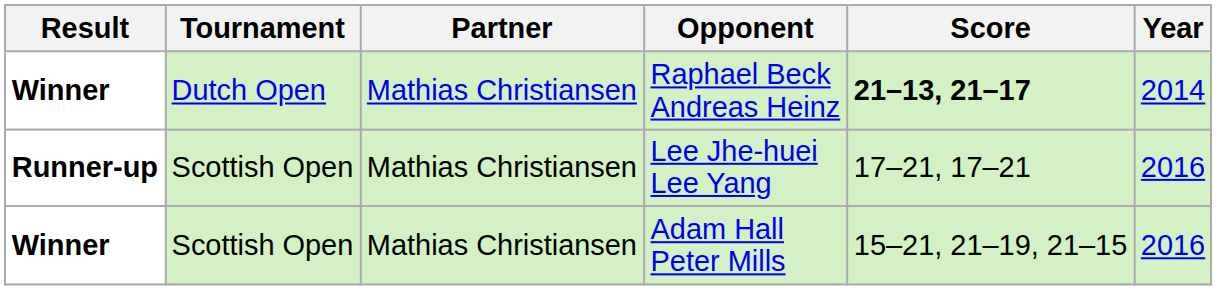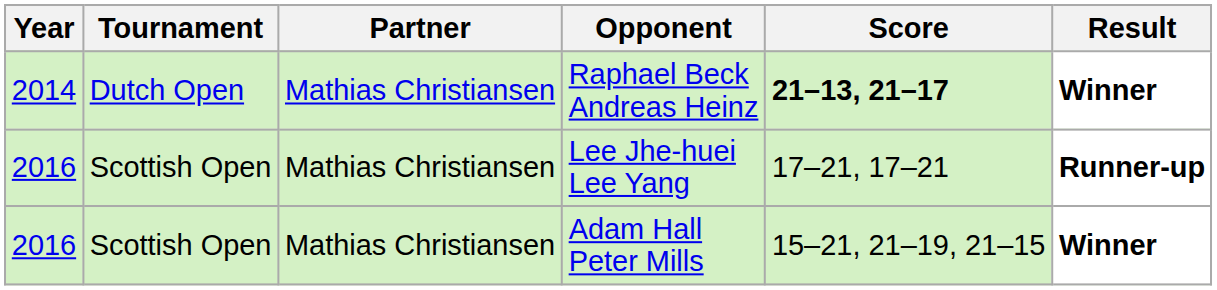columns swapped: (1173, 28) <-> (85, 28)
